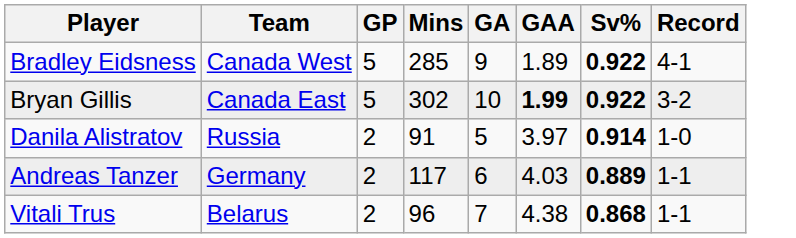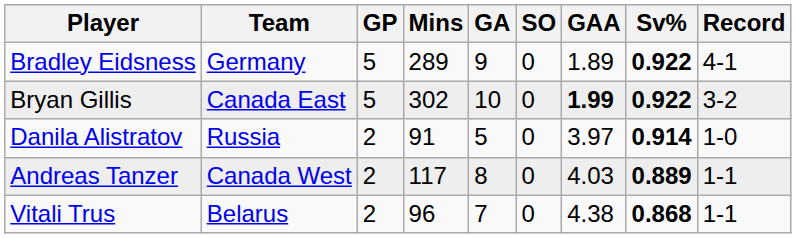+ column: (539, 23)
(279, 61) Canada West -> (256, 61) Germany
(429, 61) 285 -> (429, 61) 289
(256, 175) Germany -> (279, 175) Canada West
(481, 175) 6 -> (481, 175) 8
